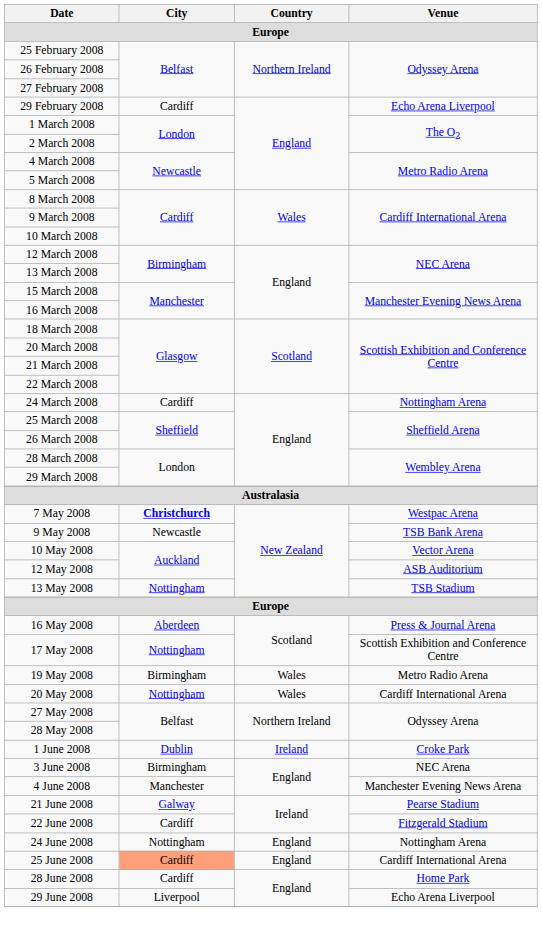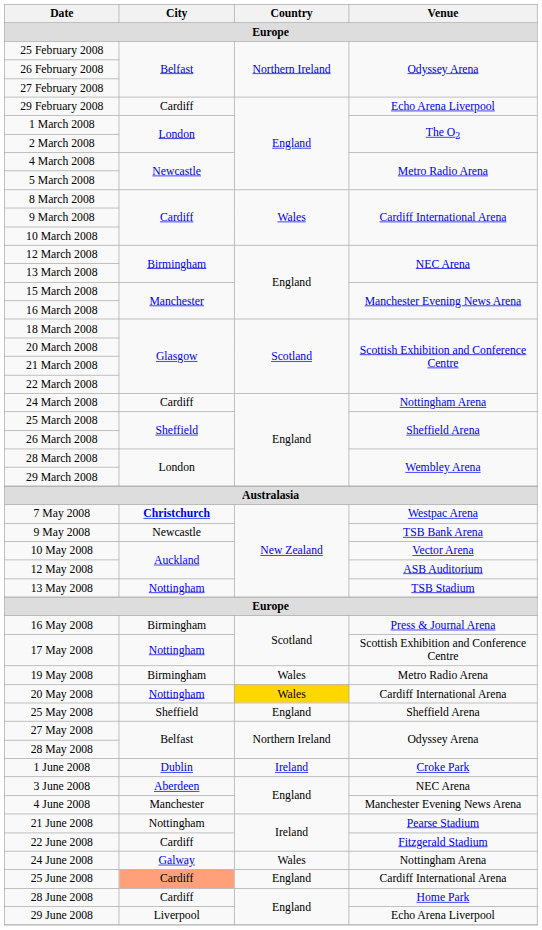(177, 625) Aberdeen -> (177, 625) Birmingham
(292, 693) no background -> (292, 693) gold background
+ row: (62, 712)
(177, 767) Birmingham -> (177, 786) Aberdeen
(177, 804) Galway -> (177, 823) Nottingham
(177, 841) Nottingham -> (177, 860) Galway
(292, 841) England -> (292, 860) Wales
